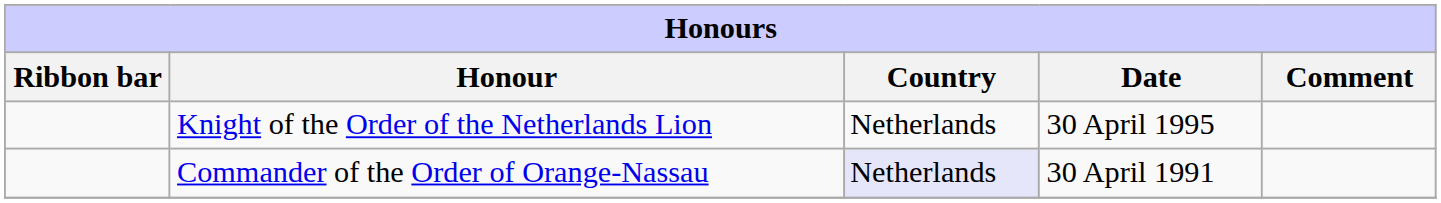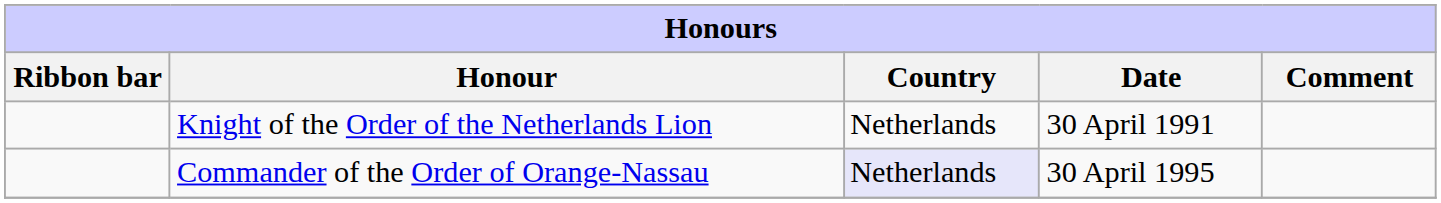(1131, 124) 30 April 1995 -> (1131, 124) 30 April 1991
(1131, 172) 30 April 1991 -> (1131, 172) 30 April 1995
